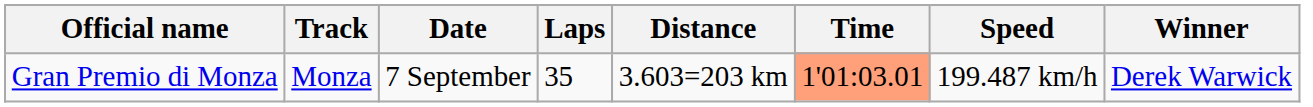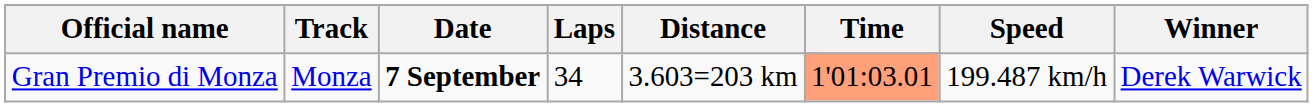(458, 76) normal -> (463, 76) bold
(559, 76) 35 -> (568, 76) 34
